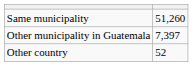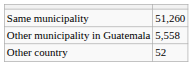(168, 35) 7,397 -> (168, 35) 5,558
